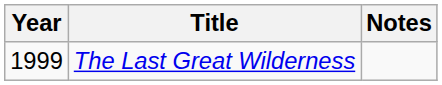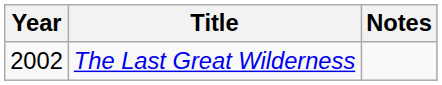(37, 60) 1999 -> (37, 60) 2002
